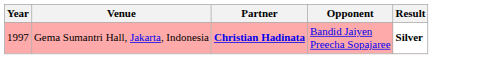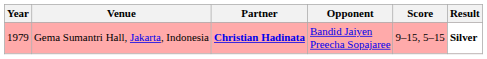+ column: (420, 13)
(18, 38) 1997 -> (18, 38) 1979
